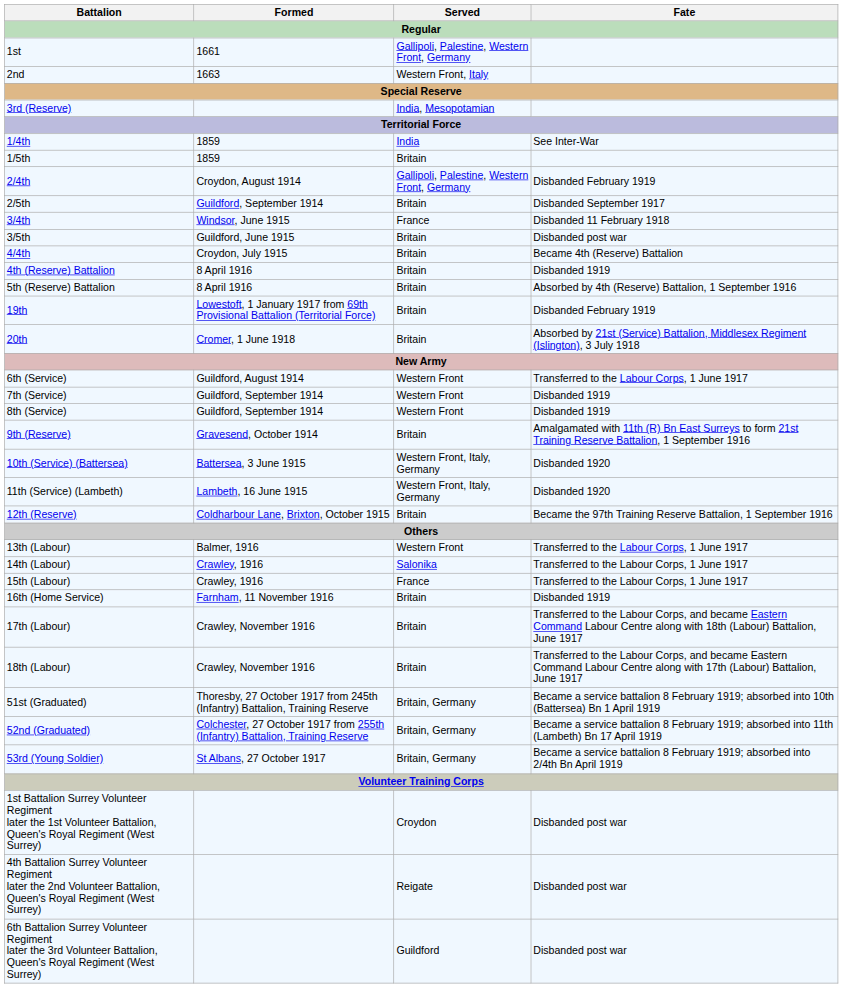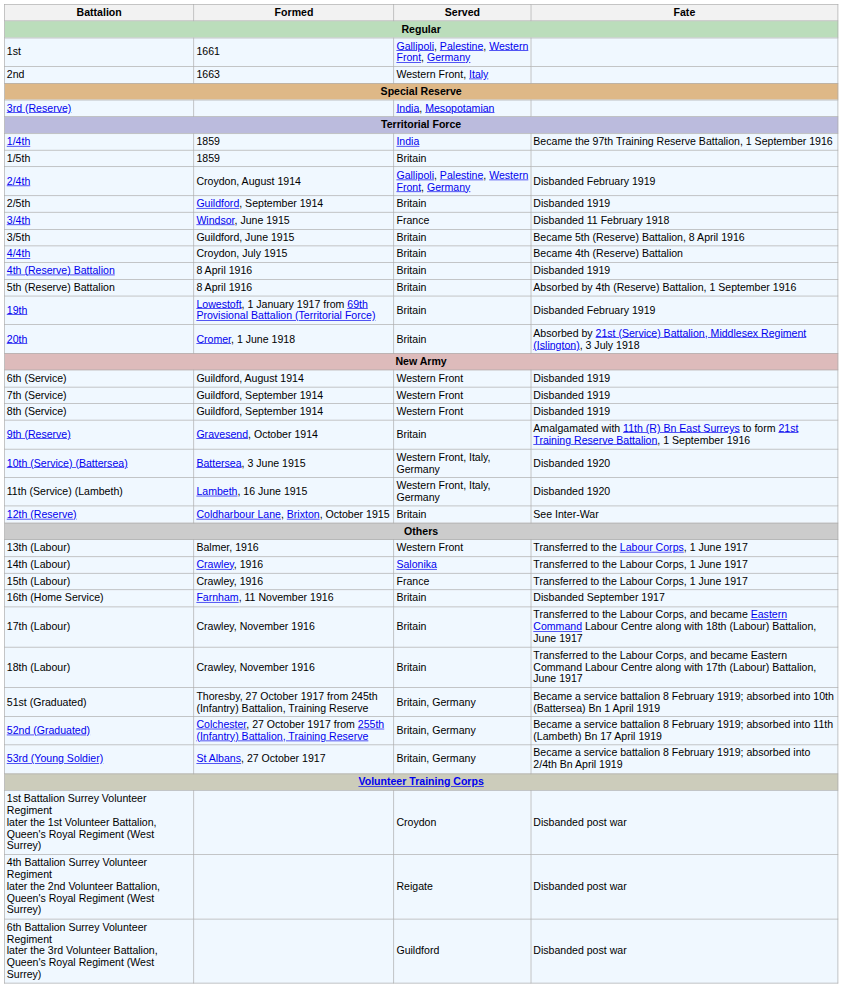(566, 141) See Inter-War -> (683, 141) Became the 97th Training Reserve Battalion, 1 September 1916
(599, 204) Disbanded September 1917 -> (572, 204) Disbanded 1919
(580, 237) Disbanded post war -> (639, 237) Became 5th (Reserve) Battalion, 8 April 1916
(641, 378) Transferred to the Labour Corps, 1 June 1917 -> (572, 378) Disbanded 1919
(683, 514) Became the 97th Training Reserve Battalion, 1 September 1916 -> (566, 514) See Inter-War
(572, 598) Disbanded 1919 -> (599, 598) Disbanded September 1917
